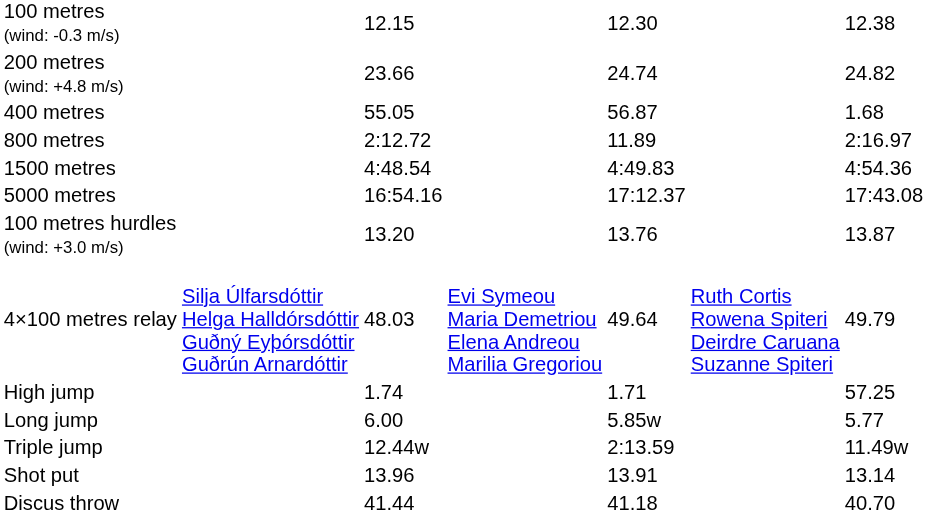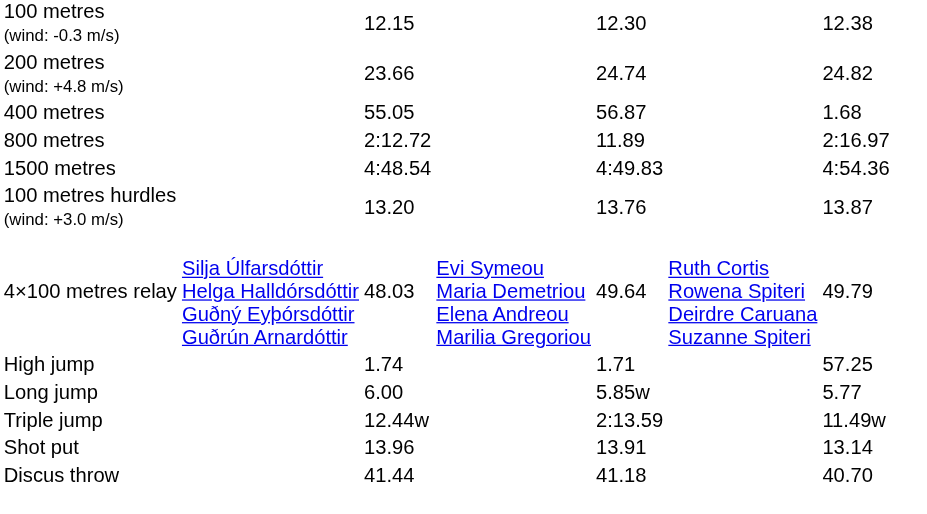- row: (60, 195)
